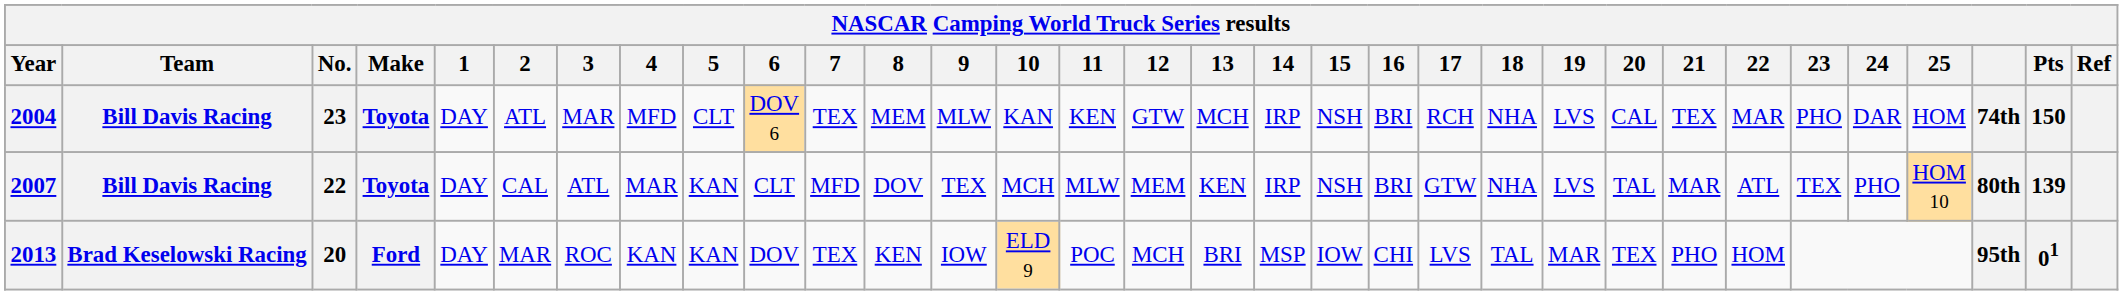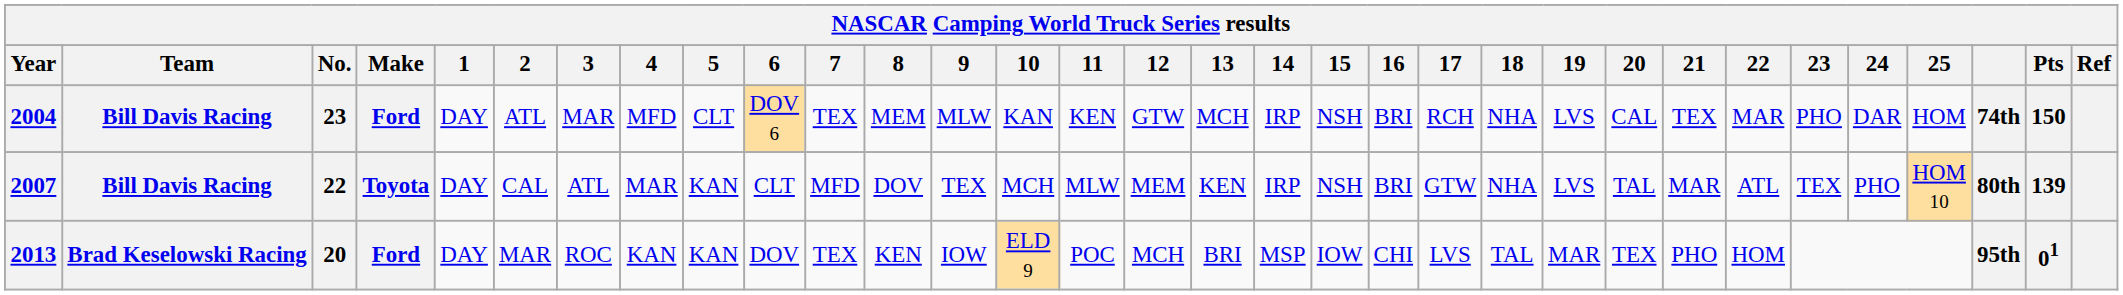(396, 118) Toyota -> (396, 118) Ford
